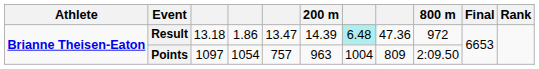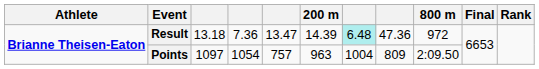(245, 35) 1.86 -> (245, 35) 7.36
